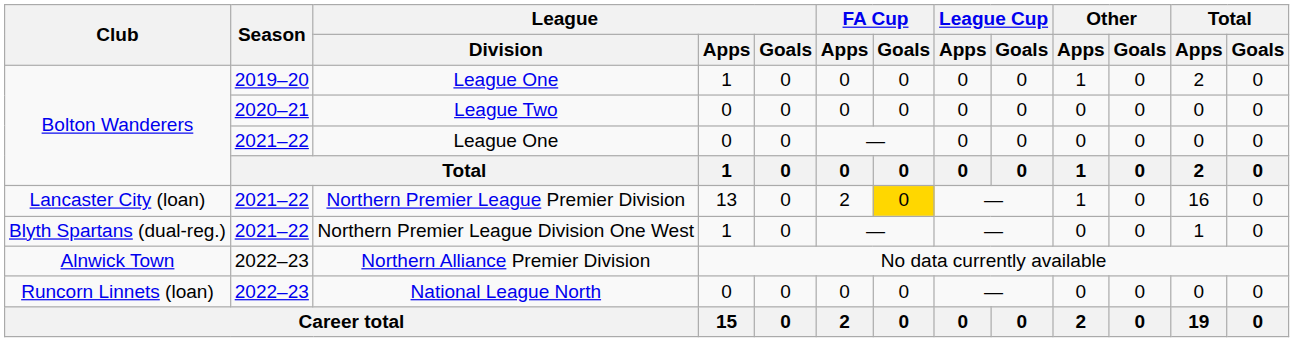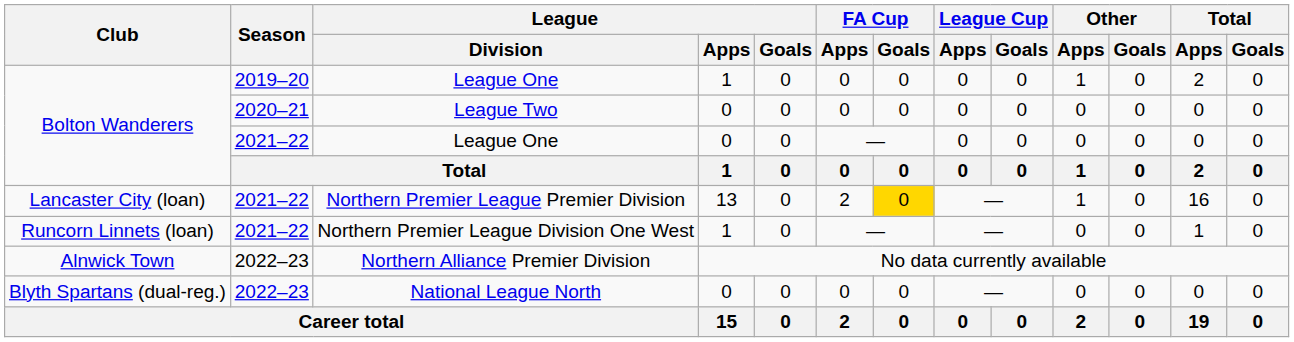(117, 230) Blyth Spartans (dual-reg.) -> (117, 230) Runcorn Linnets (loan)
(117, 291) Runcorn Linnets (loan) -> (117, 291) Blyth Spartans (dual-reg.)
